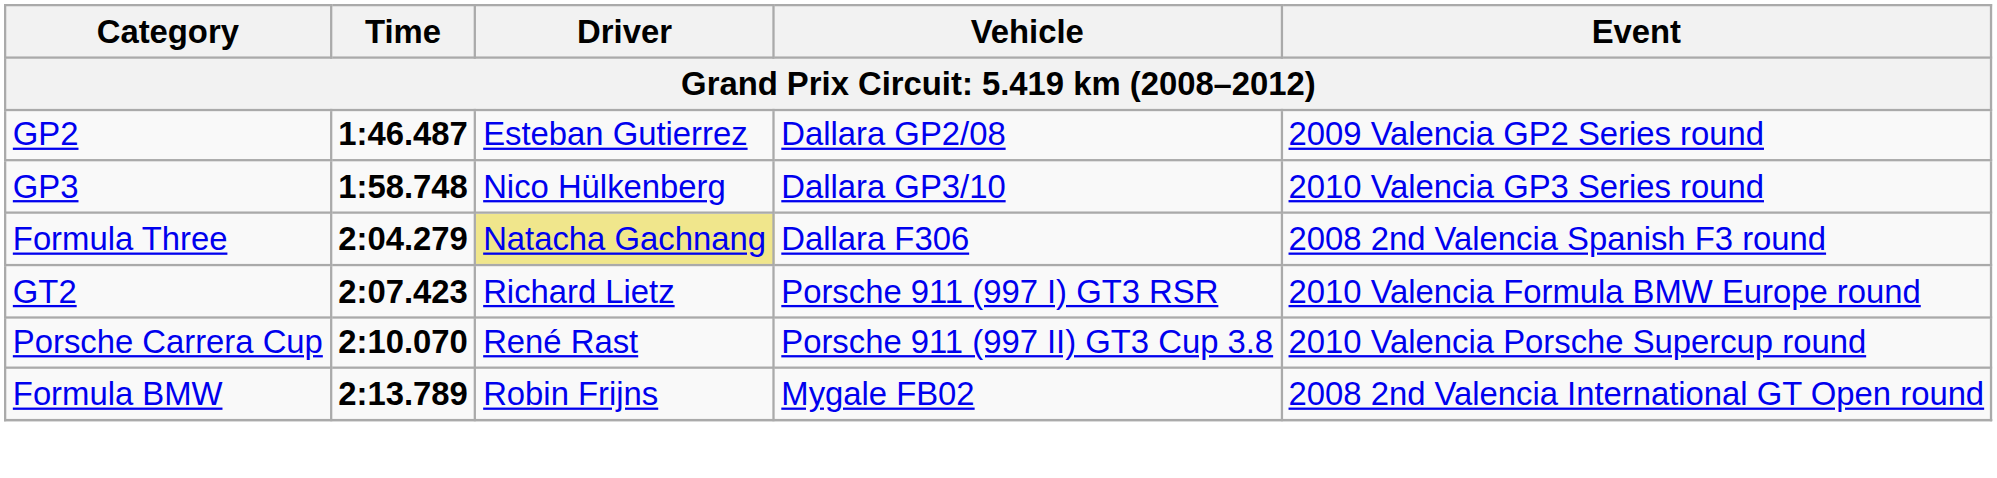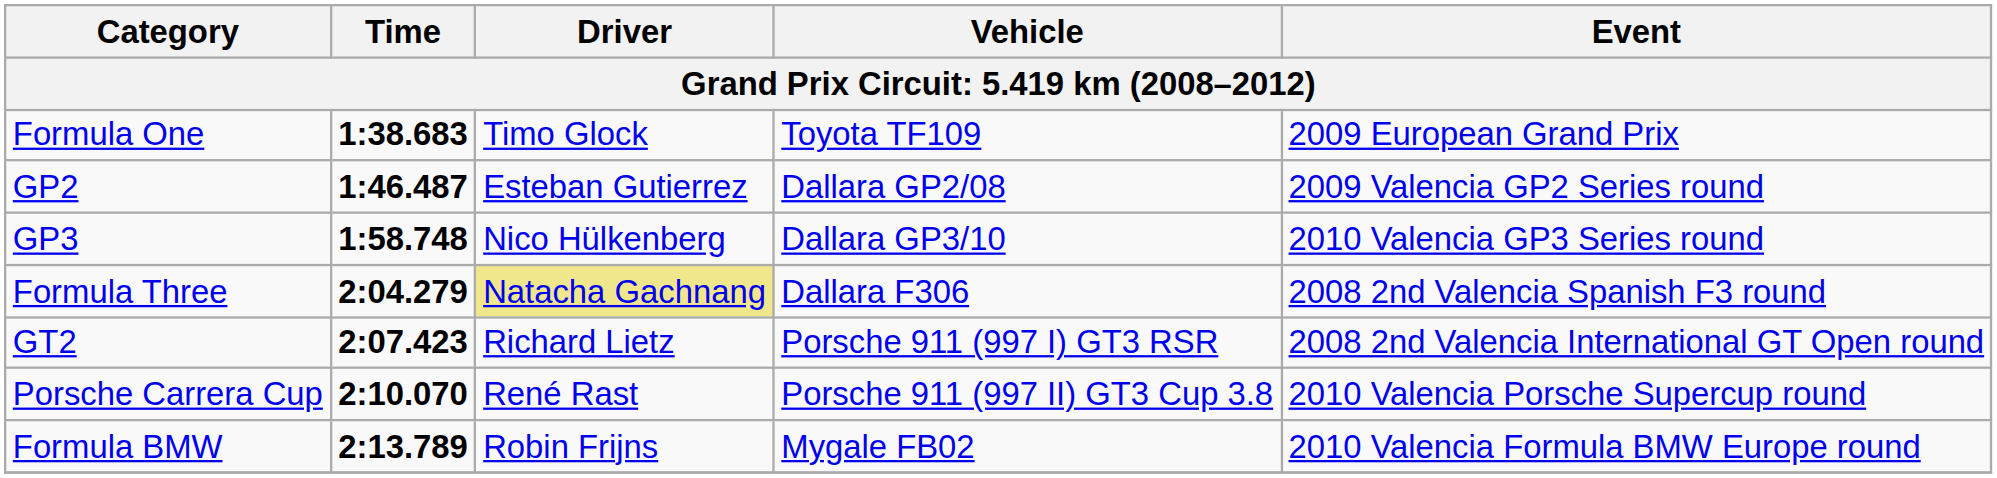+ row: (109, 135)
(1605, 291) 2010 Valencia Formula BMW Europe round -> (1636, 343) 2008 2nd Valencia International GT Open round
(1636, 395) 2008 2nd Valencia International GT Open round -> (1605, 446) 2010 Valencia Formula BMW Europe round
